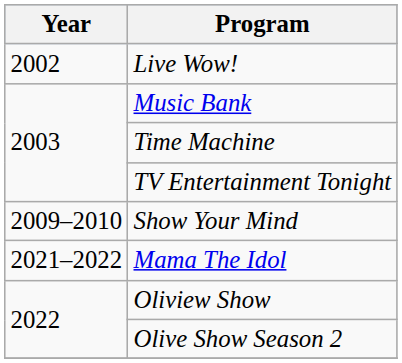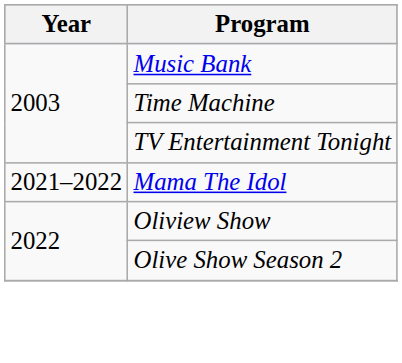- row: (186, 63)
- row: (216, 220)
